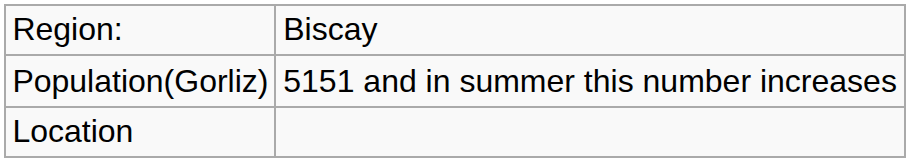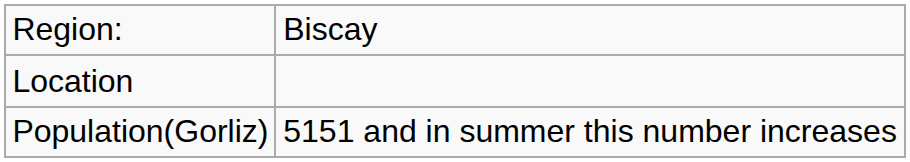rows swapped: (73, 131) <-> (140, 80)
